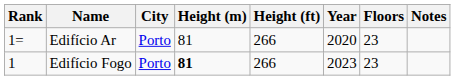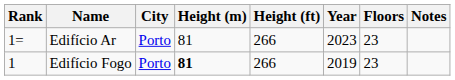(342, 39) 2020 -> (342, 39) 2023
(342, 63) 2023 -> (342, 63) 2019
